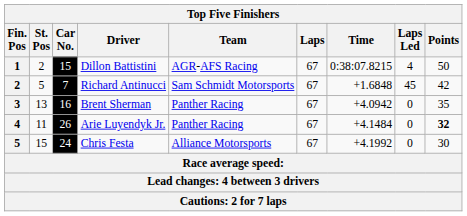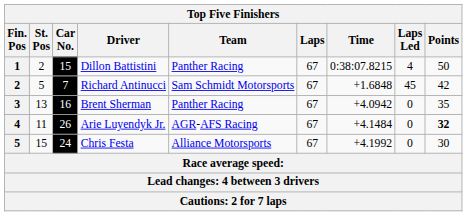(215, 66) AGR-AFS Racing -> (207, 66) Panther Racing
(207, 123) Panther Racing -> (215, 123) AGR-AFS Racing
